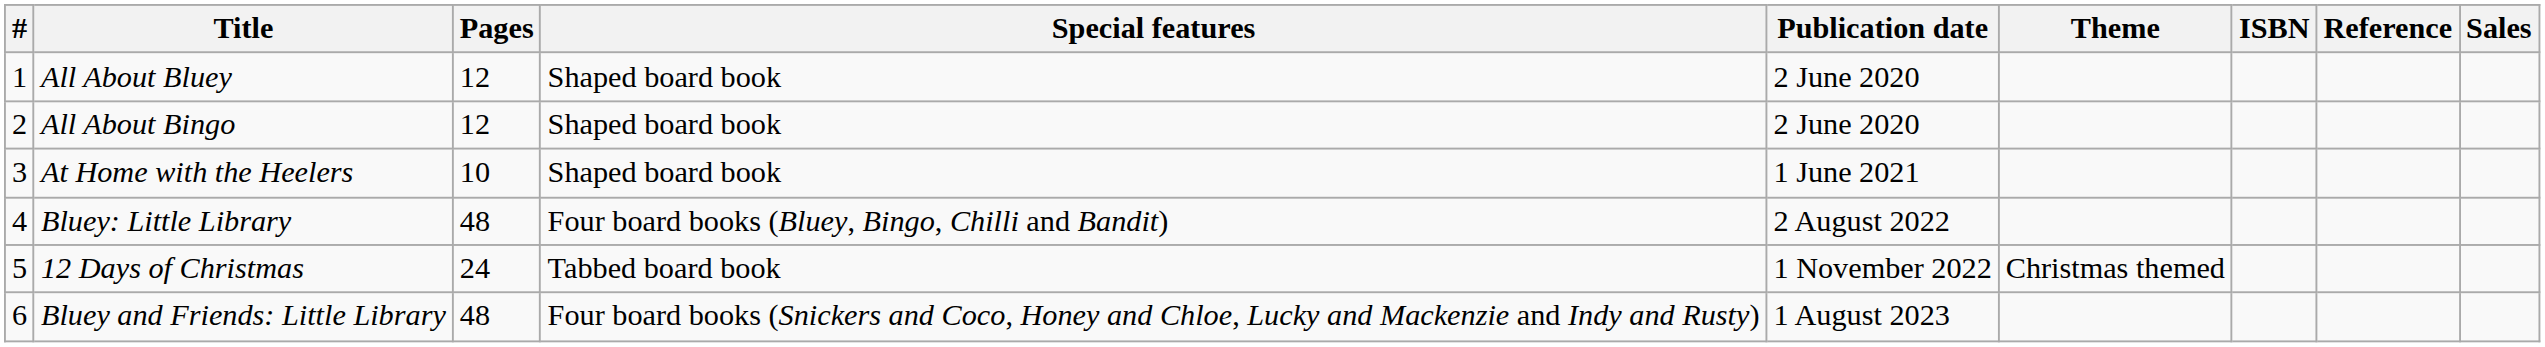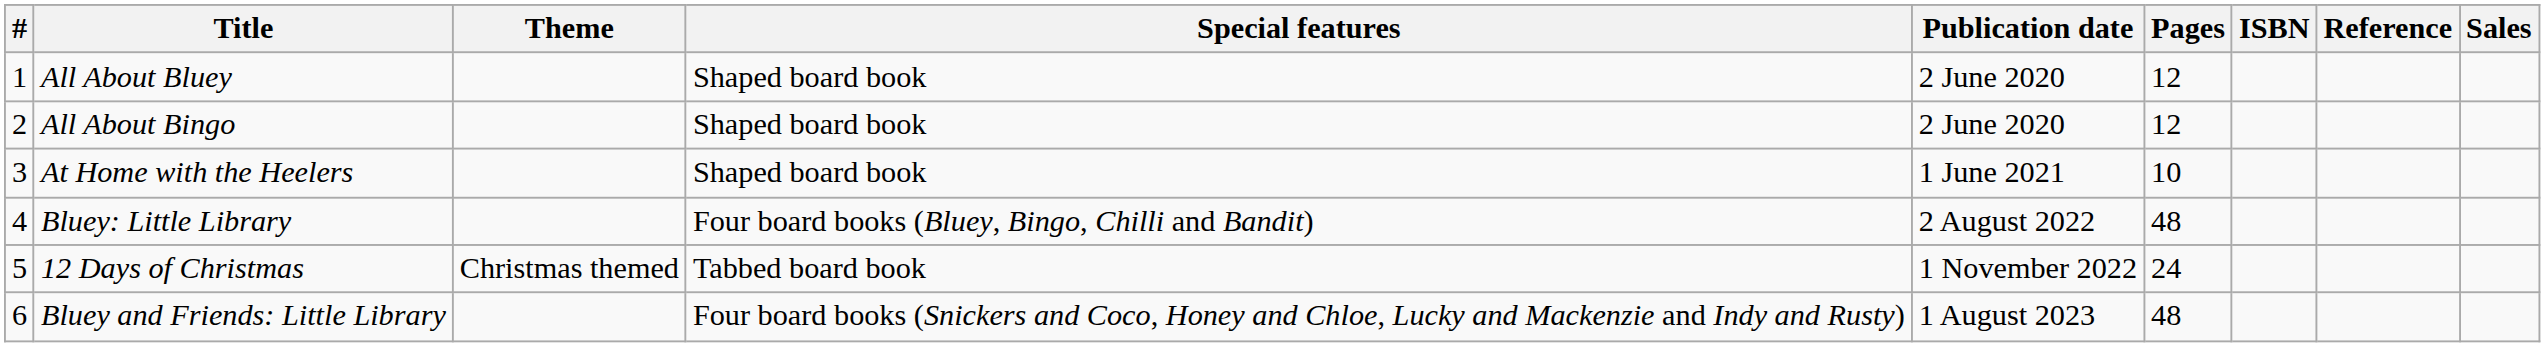columns swapped: (2115, 28) <-> (497, 28)
